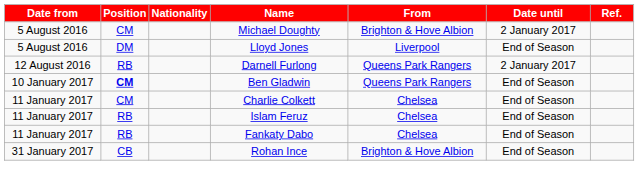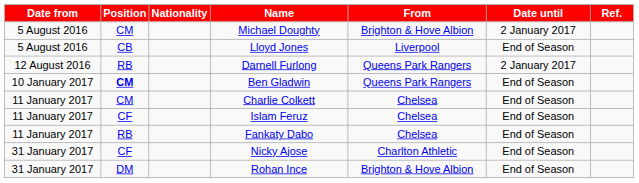(125, 48) DM -> (125, 48) CB
(125, 117) RB -> (125, 117) CF
+ row: (279, 152)
(125, 152) CB -> (125, 169) DM
